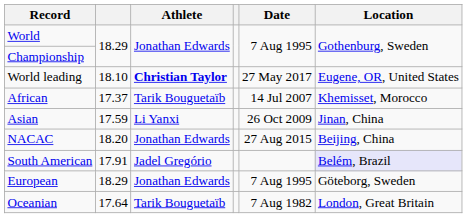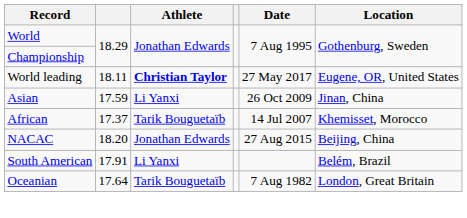(113, 77) 18.10 -> (113, 77) 18.11
rows swapped: (27, 98) <-> (23, 118)
(173, 160) Jadel Gregório -> (157, 160) Li Yanxi
(354, 160) lavender background -> (354, 160) no background
- row: (33, 181)
